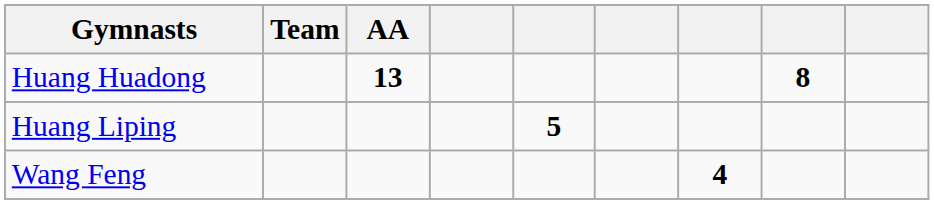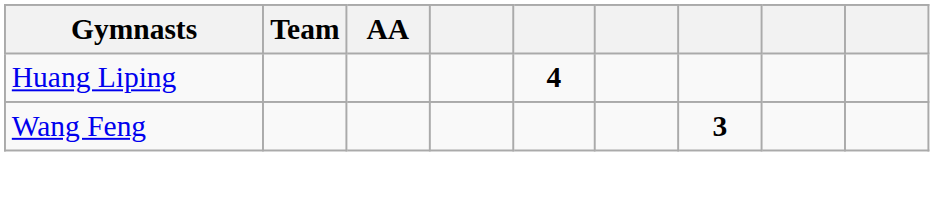- row: (109, 77)
(554, 126) 5 -> (554, 77) 4
(720, 174) 4 -> (720, 126) 3
